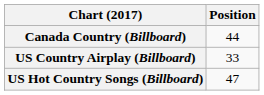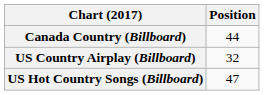(233, 57) 33 -> (233, 57) 32
